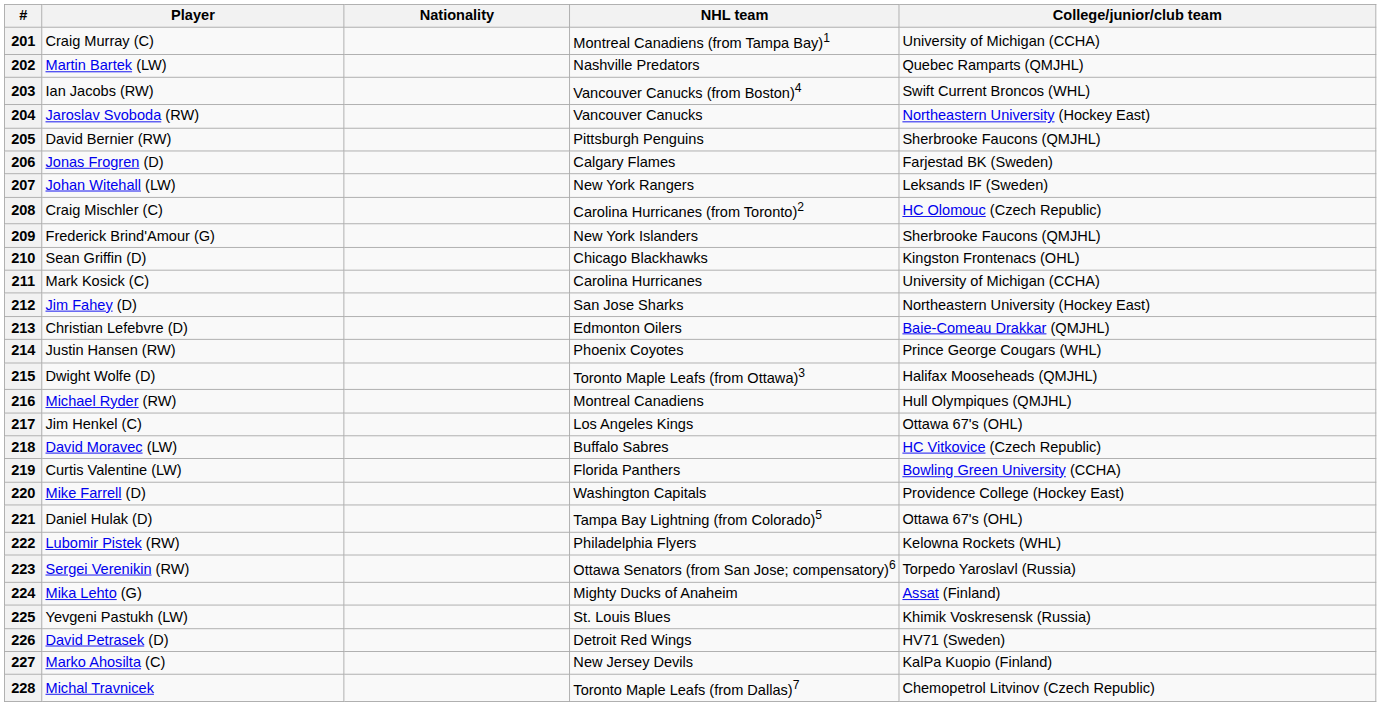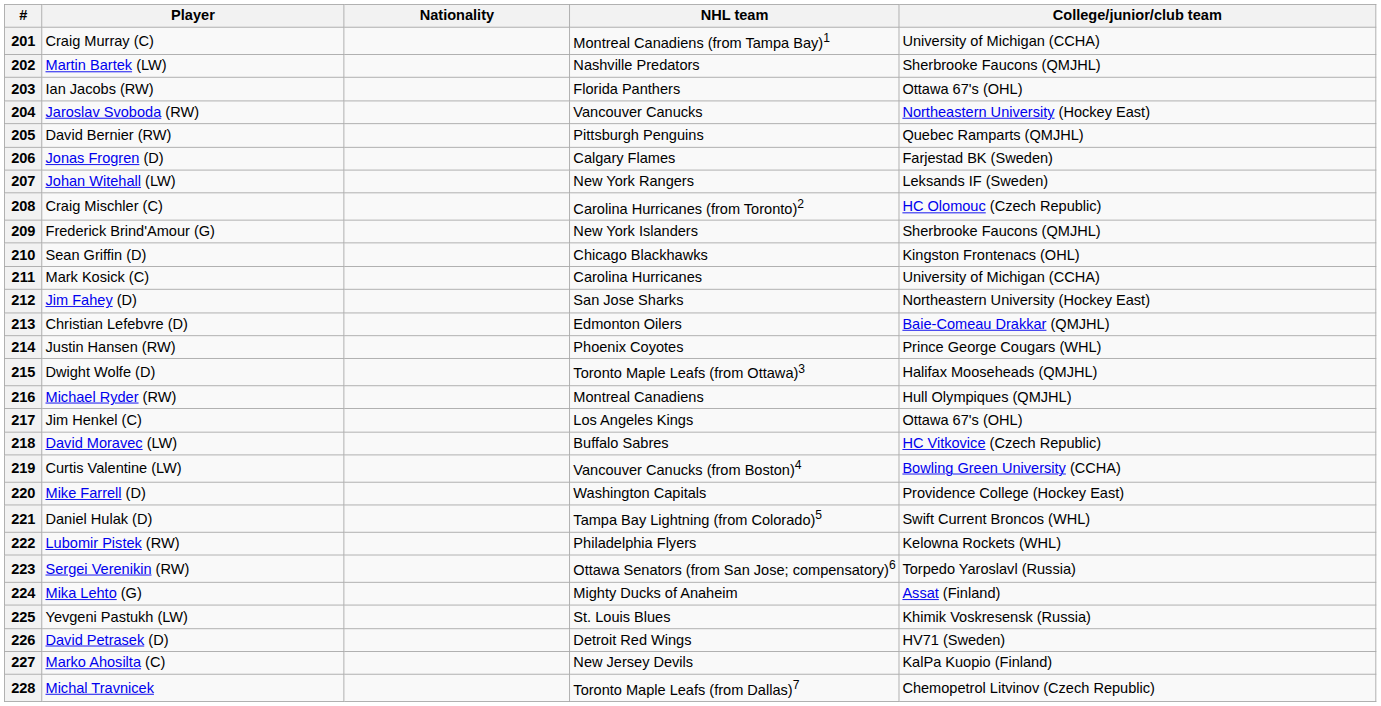(993, 66) Quebec Ramparts (QMJHL) -> (1002, 66) Sherbrooke Faucons (QMJHL)
(687, 91) Vancouver Canucks (from Boston)4 -> (627, 89) Florida Panthers
(996, 91) Swift Current Broncos (WHL) -> (962, 89) Ottawa 67's (OHL)
(1002, 139) Sherbrooke Faucons (QMJHL) -> (993, 135) Quebec Ramparts (QMJHL)
(627, 470) Florida Panthers -> (687, 468) Vancouver Canucks (from Boston)4
(962, 518) Ottawa 67's (OHL) -> (996, 518) Swift Current Broncos (WHL)
